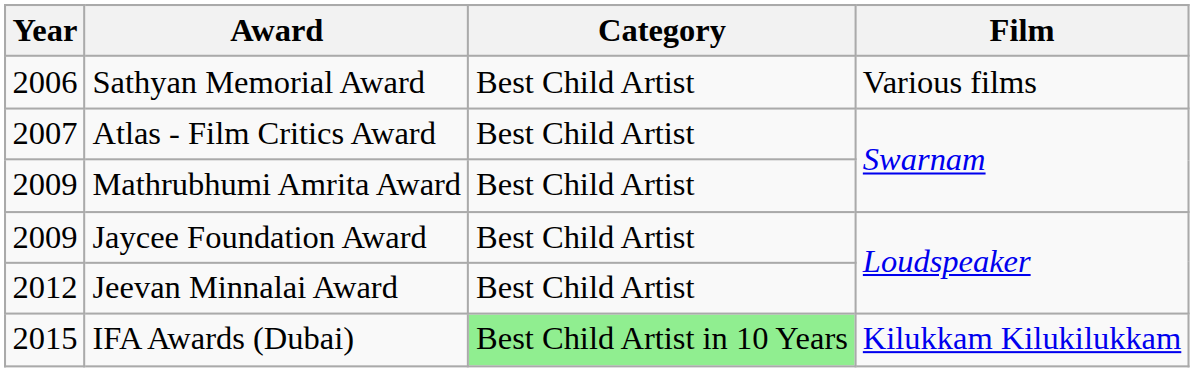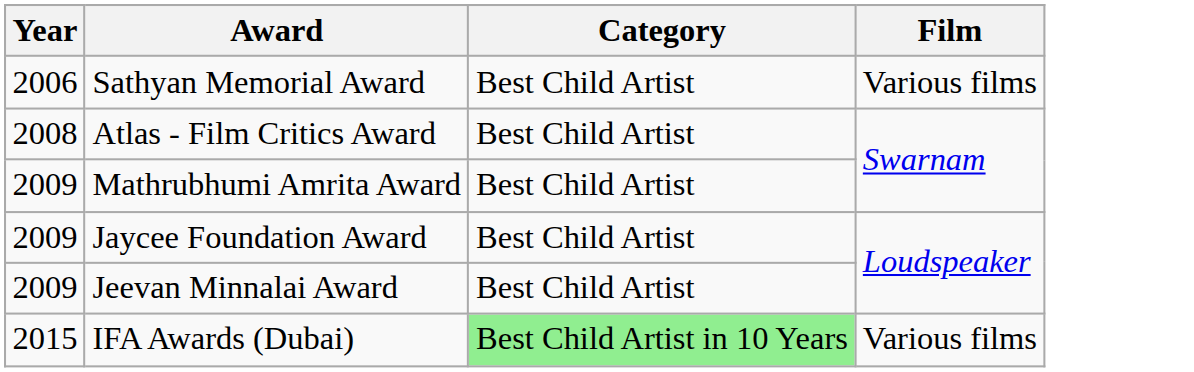(45, 133) 2007 -> (45, 133) 2008
(45, 287) 2012 -> (45, 287) 2009
(1022, 339) Kilukkam Kilukilukkam -> (950, 339) Various films
